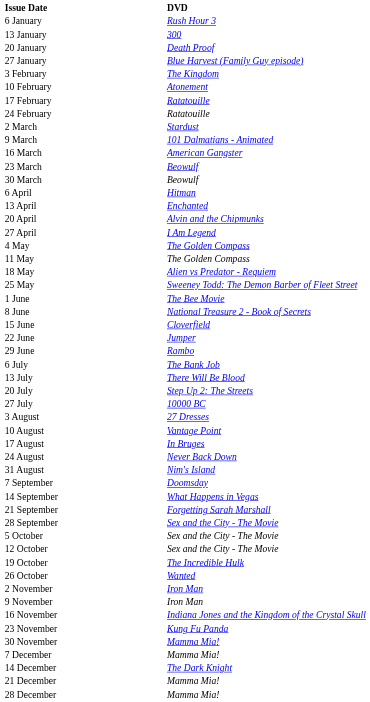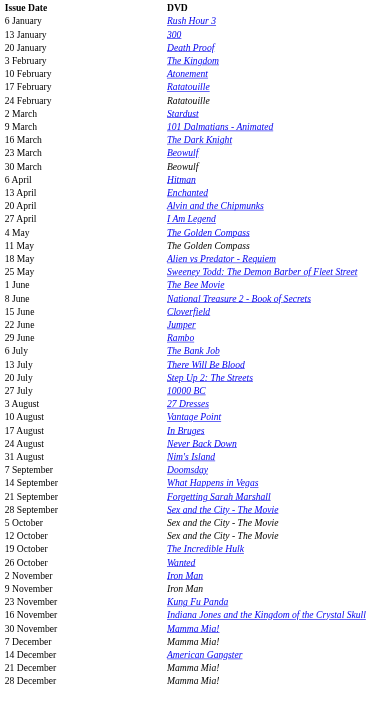- row: (26, 61)
(205, 153) American Gangster -> (200, 140) The Dark Knight
rows swapped: (31, 615) <-> (31, 628)
(200, 668) The Dark Knight -> (205, 655) American Gangster
